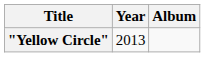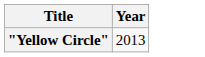- column: (174, 16)
